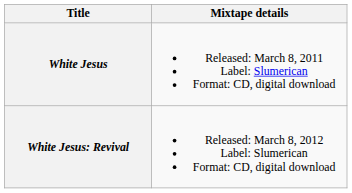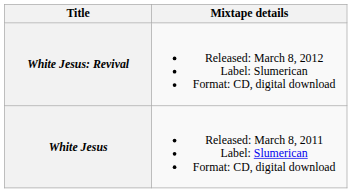rows swapped: (78, 64) <-> (78, 146)
